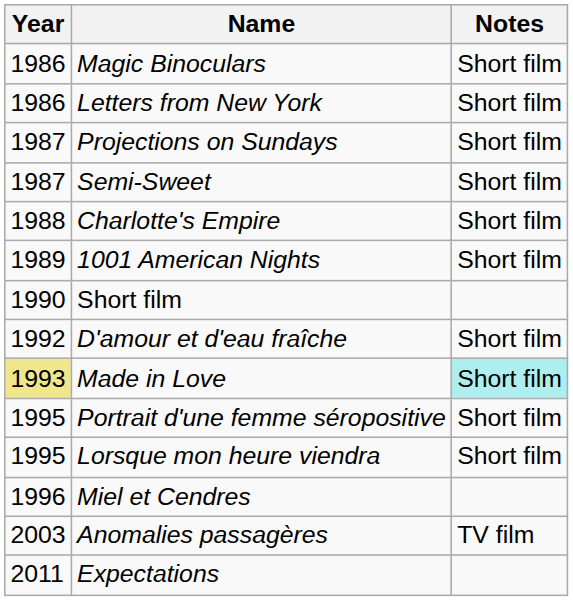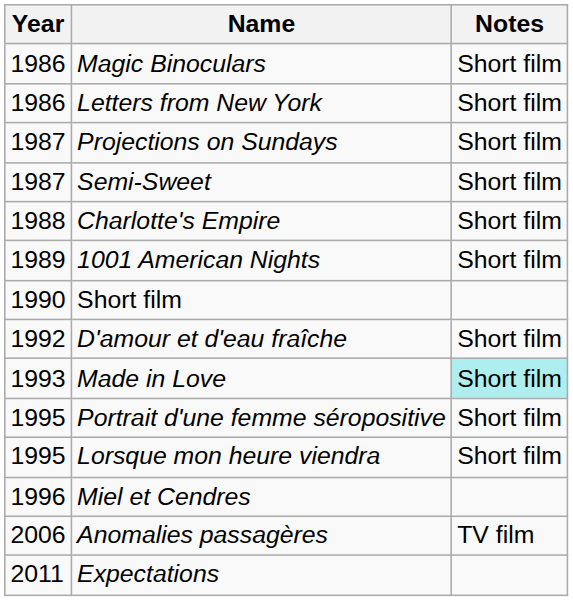(38, 378) khaki background -> (38, 378) no background
(38, 535) 2003 -> (38, 535) 2006
